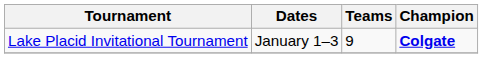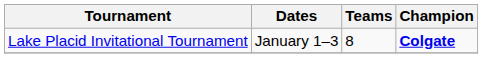(350, 40) 9 -> (350, 40) 8
